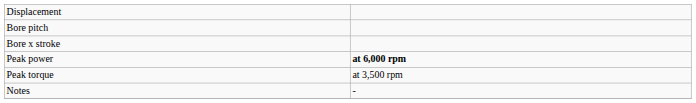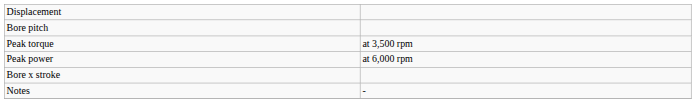rows swapped: (33, 43) <-> (30, 75)
(379, 59) bold -> (388, 59) normal
